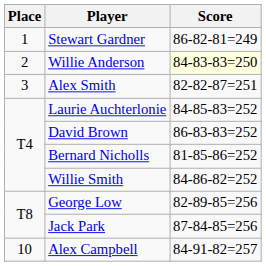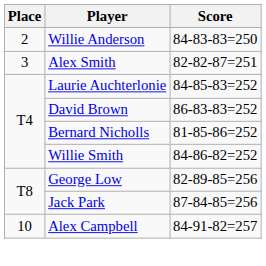- row: (97, 39)
(215, 62) lightyellow background -> (215, 39) no background
